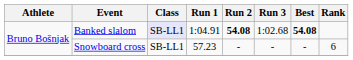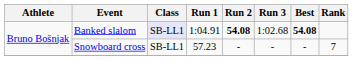(333, 47) 6 -> (333, 47) 7
